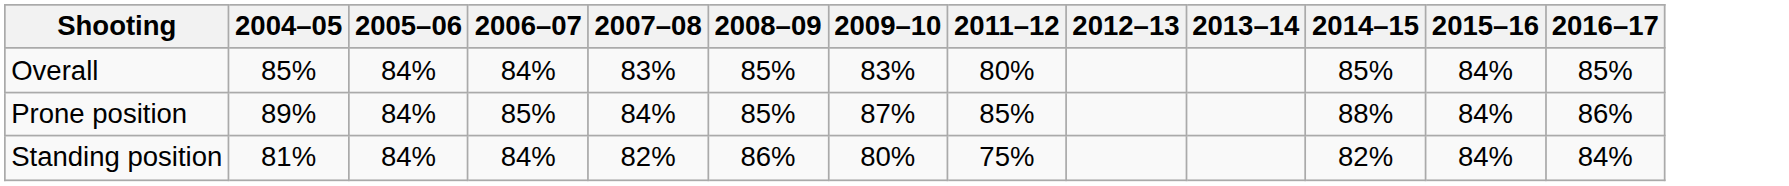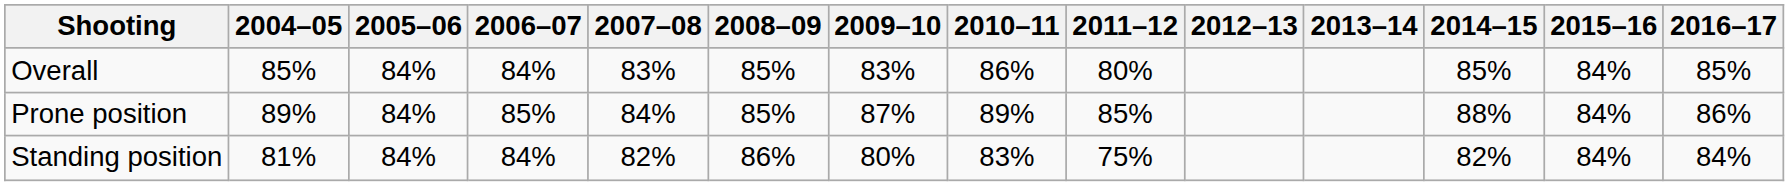+ column: (1007, 26)
